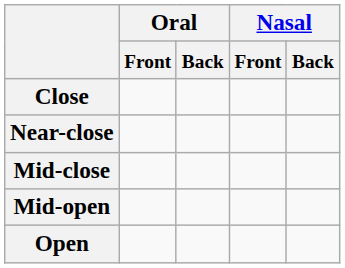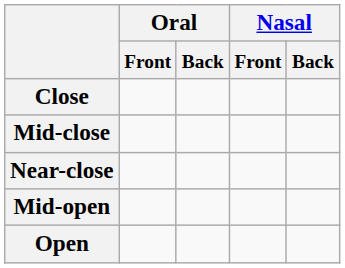rows swapped: (62, 133) <-> (62, 170)
